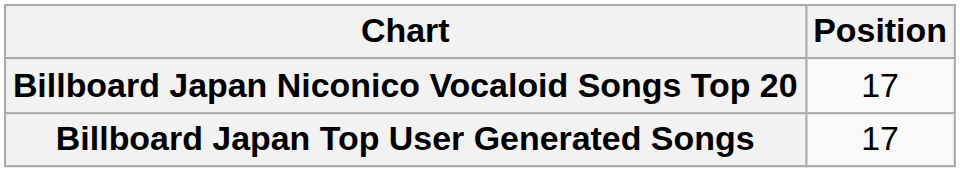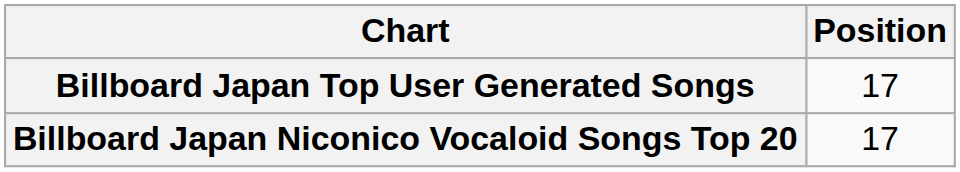rows swapped: (405, 138) <-> (405, 85)
